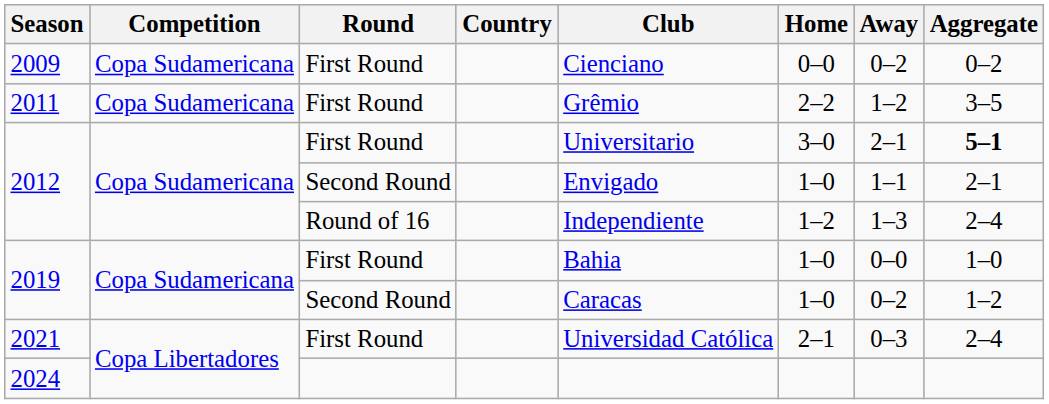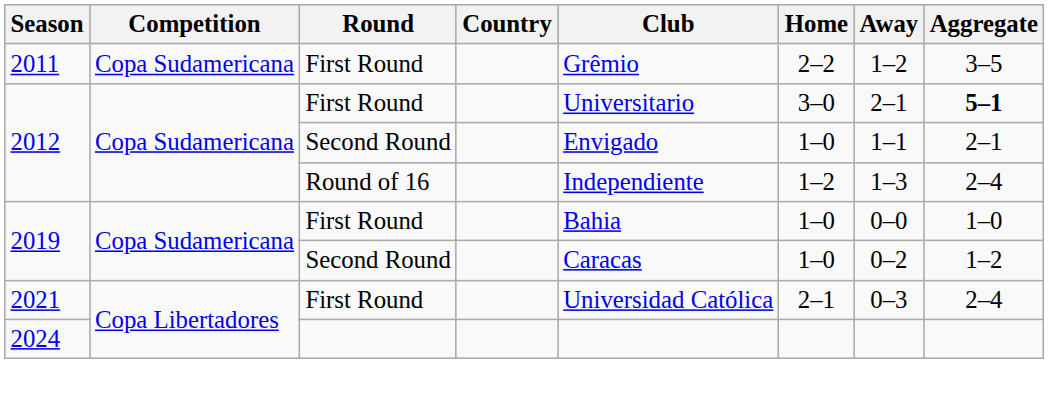- row: (35, 63)
